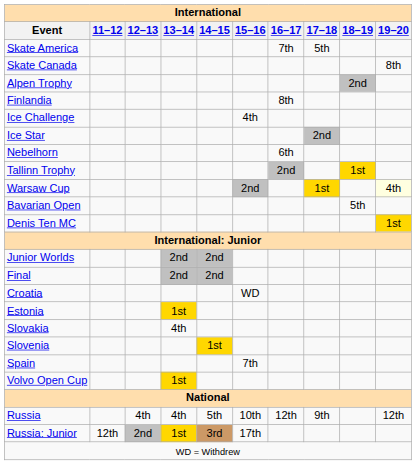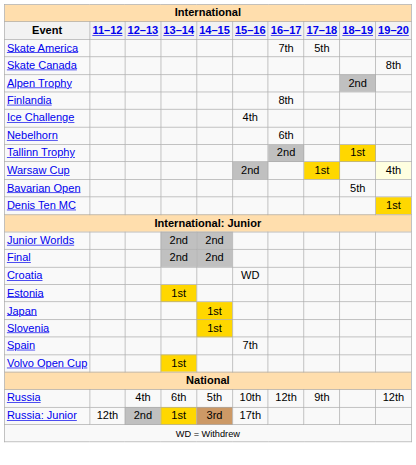- row: (26, 135)
+ row: (22, 310)
- row: (28, 328)
(179, 415) 4th -> (179, 398) 6th
